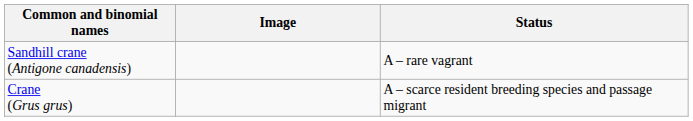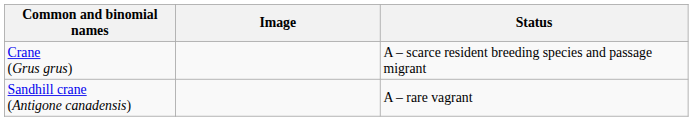rows swapped: (69, 60) <-> (40, 97)
